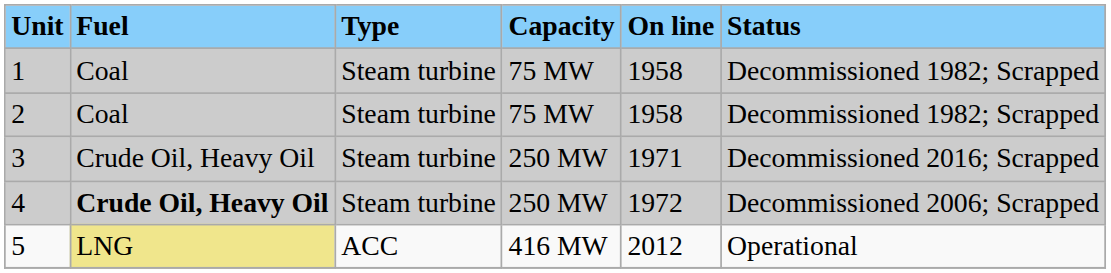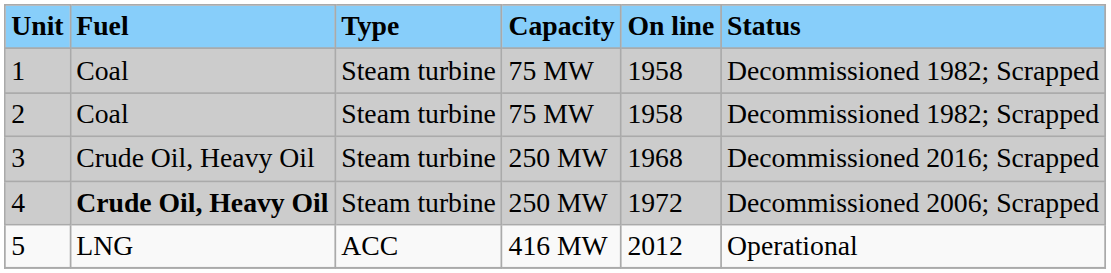(655, 158) 1971 -> (655, 158) 1968
(105, 245) khaki background -> (105, 245) no background
